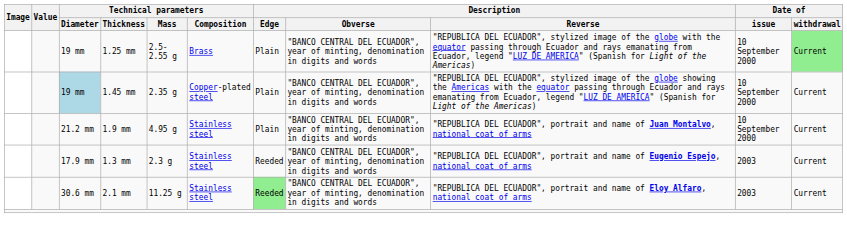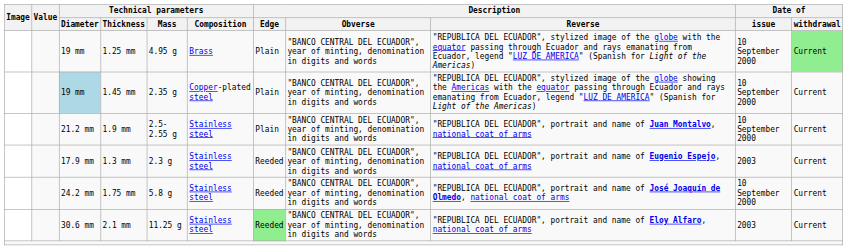(163, 51) 2.5-2.55 g -> (163, 51) 4.95 g
(163, 129) 4.95 g -> (163, 129) 2.5-2.55 g
+ row: (119, 193)
